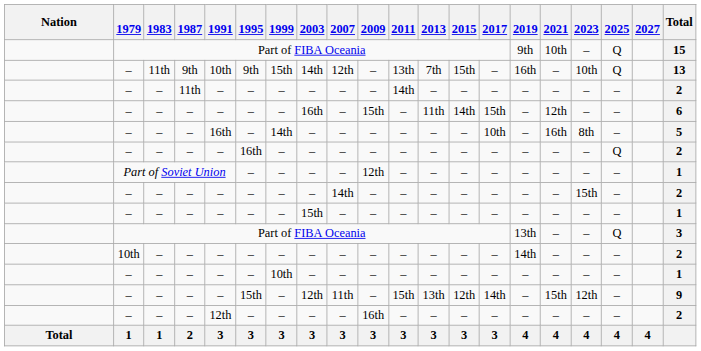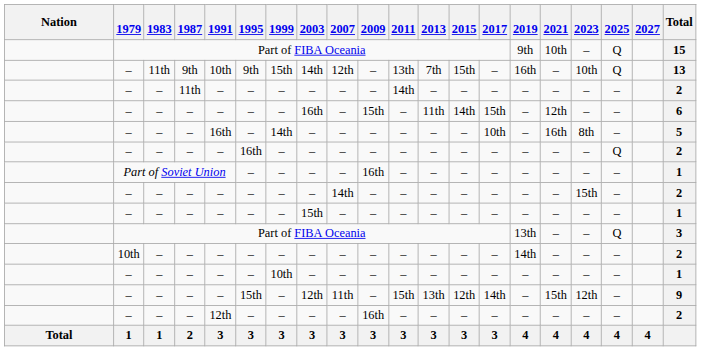(373, 172) 12th -> (373, 172) 16th
